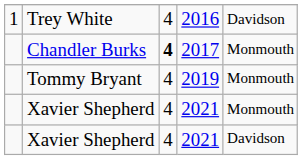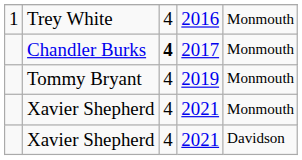(256, 19) Davidson -> (261, 19) Monmouth
